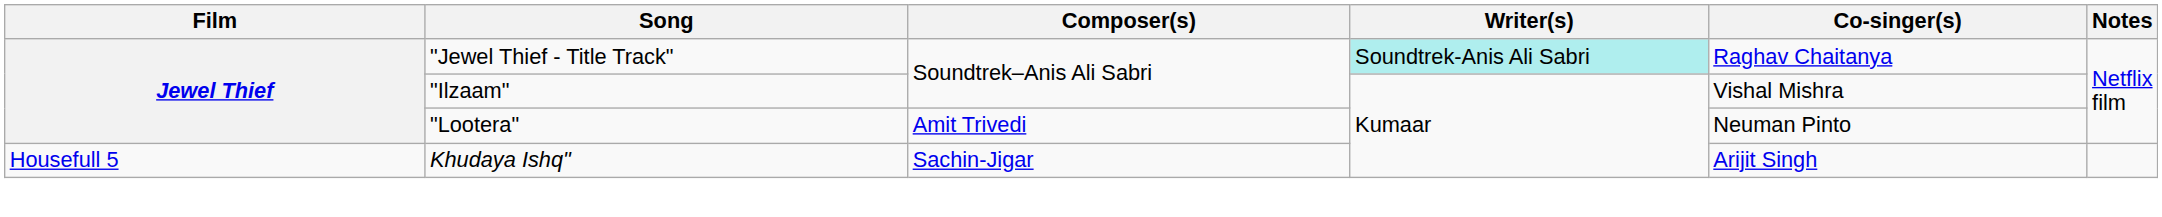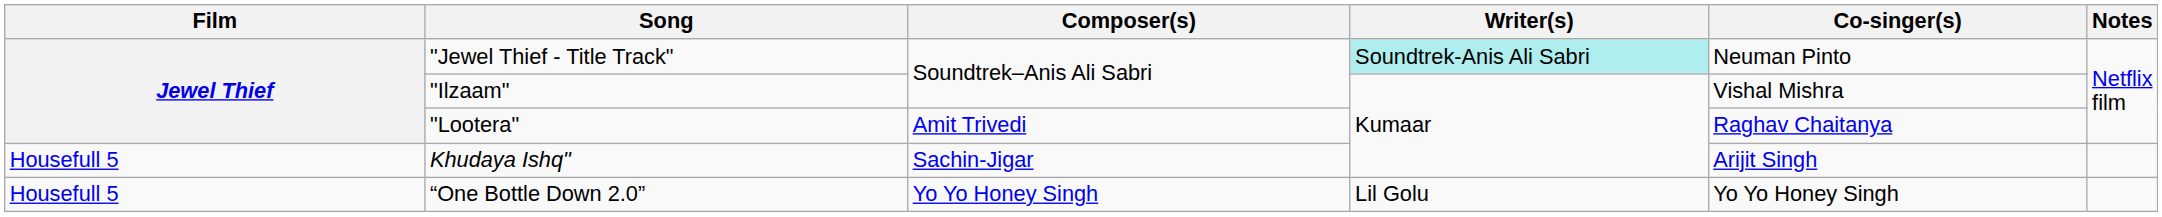(1803, 56) Raghav Chaitanya -> (1782, 56) Neuman Pinto
(1782, 125) Neuman Pinto -> (1803, 125) Raghav Chaitanya
+ row: (538, 194)
